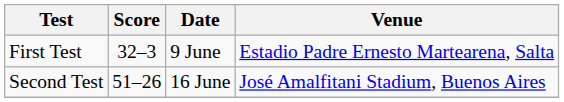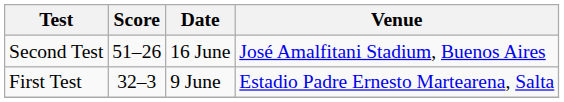rows swapped: (45, 50) <-> (56, 81)
